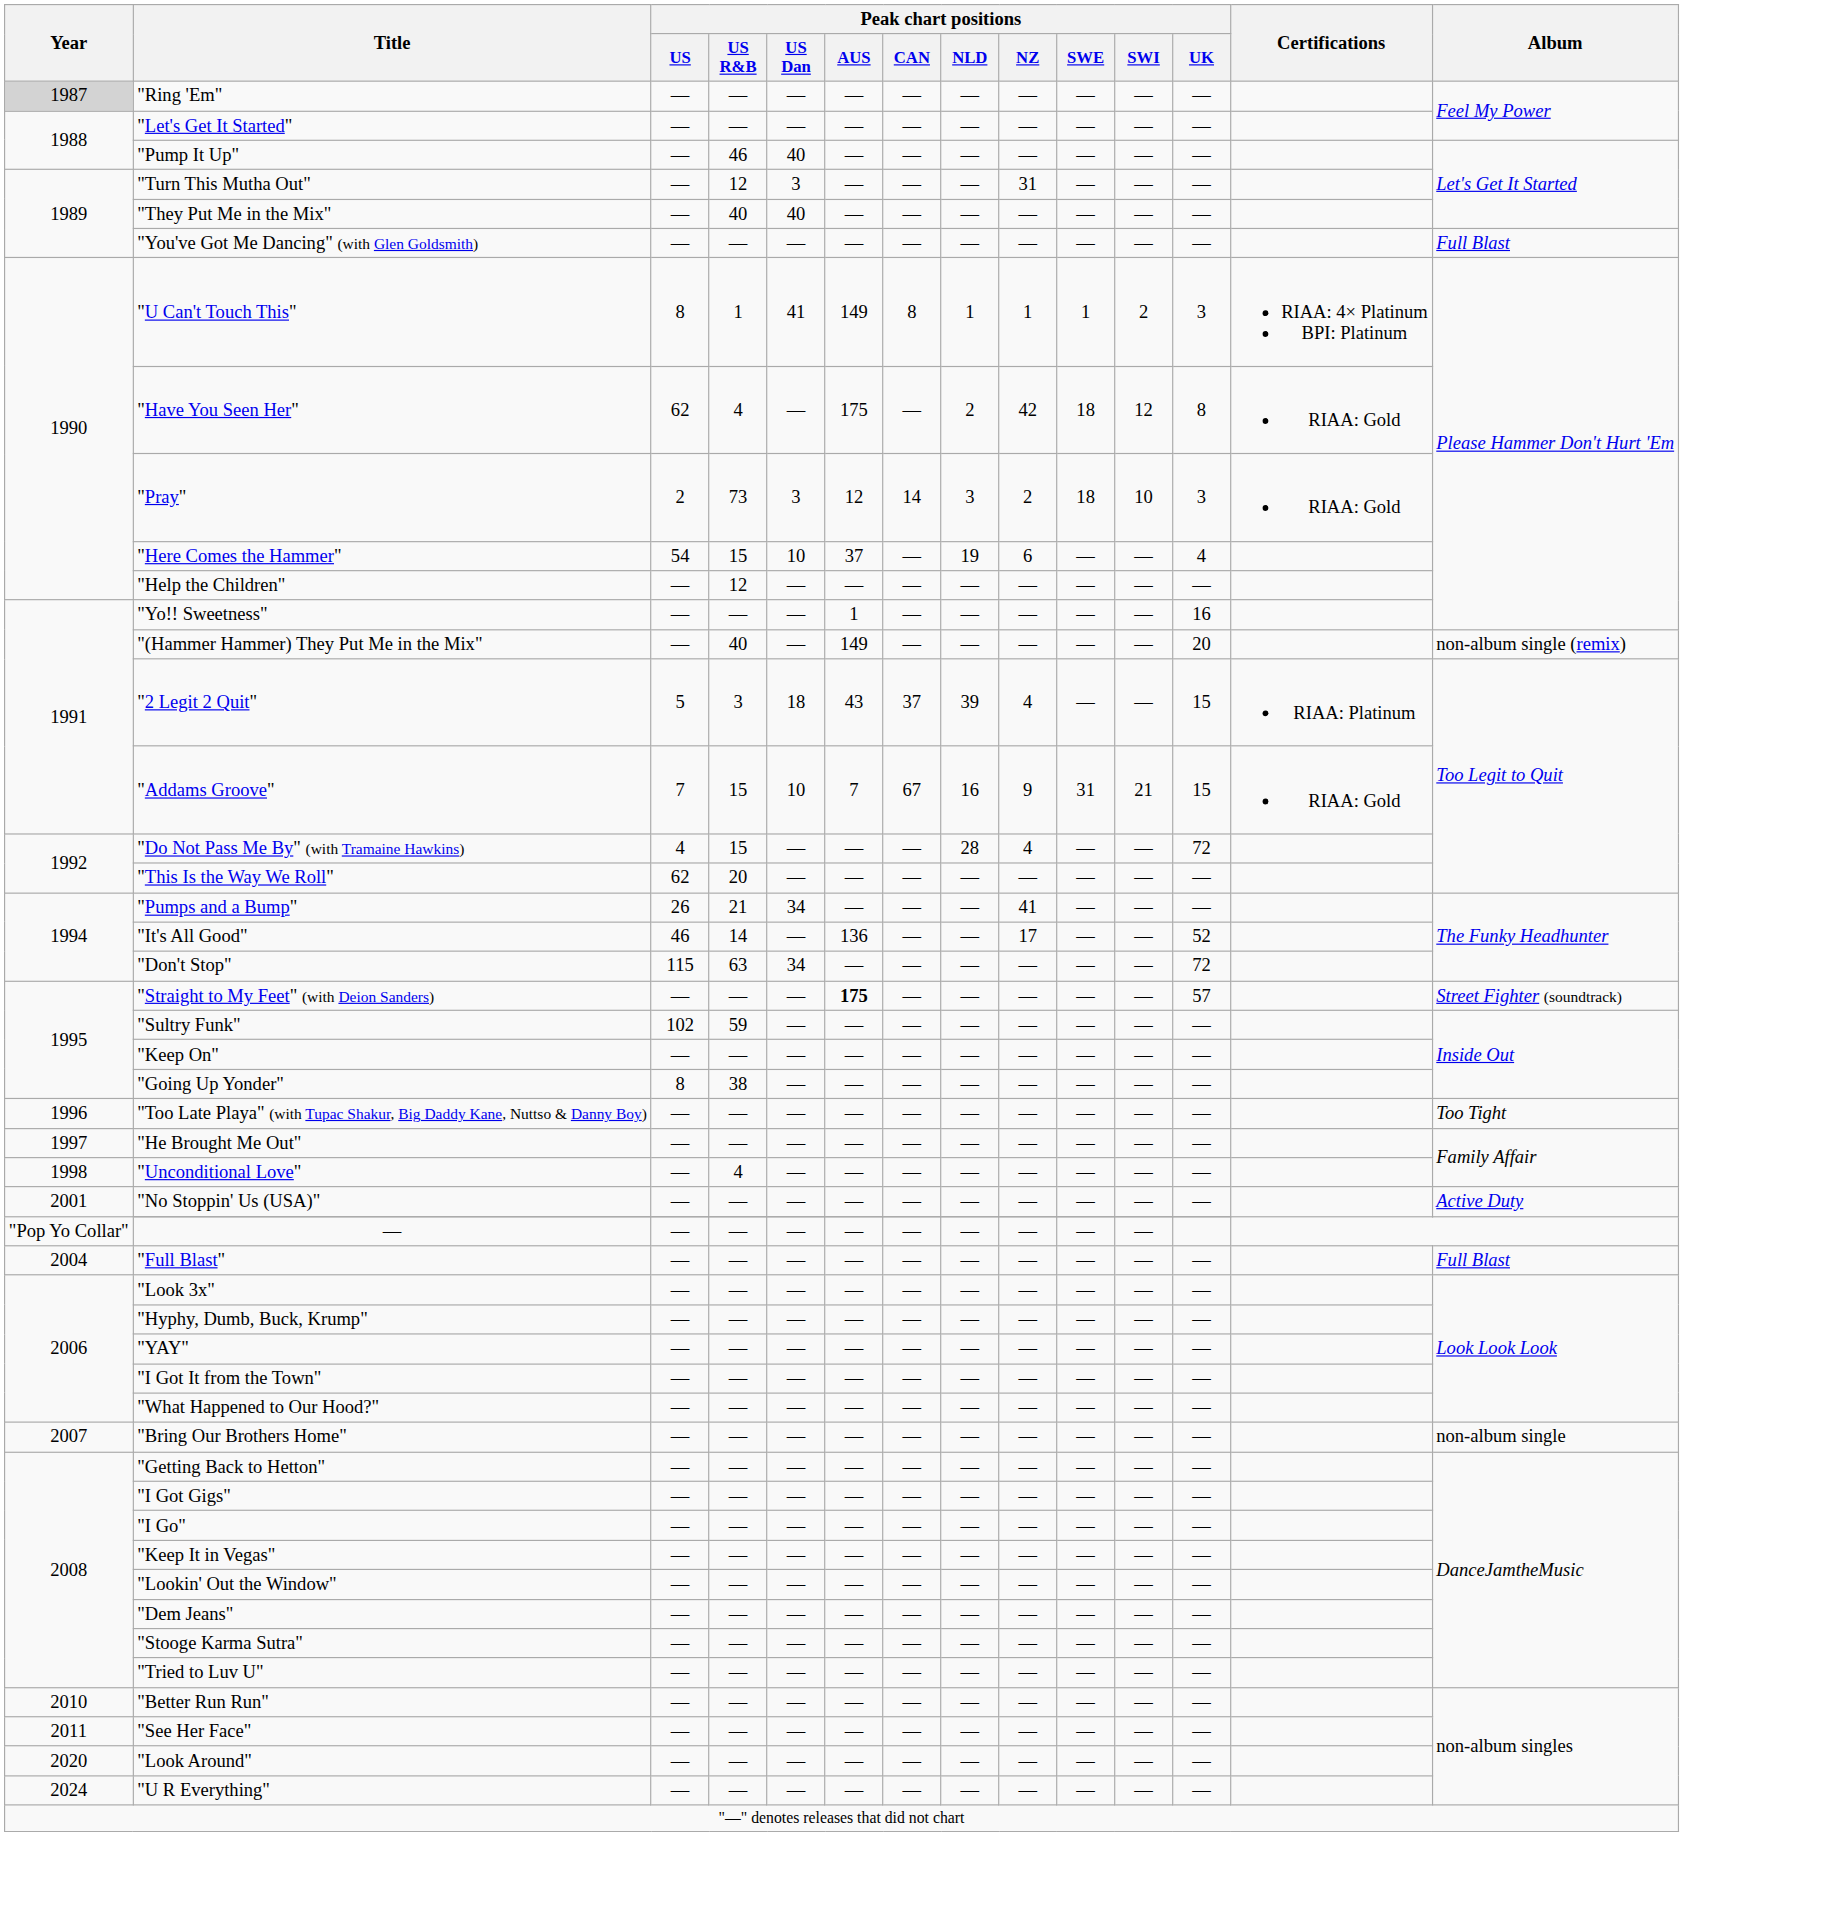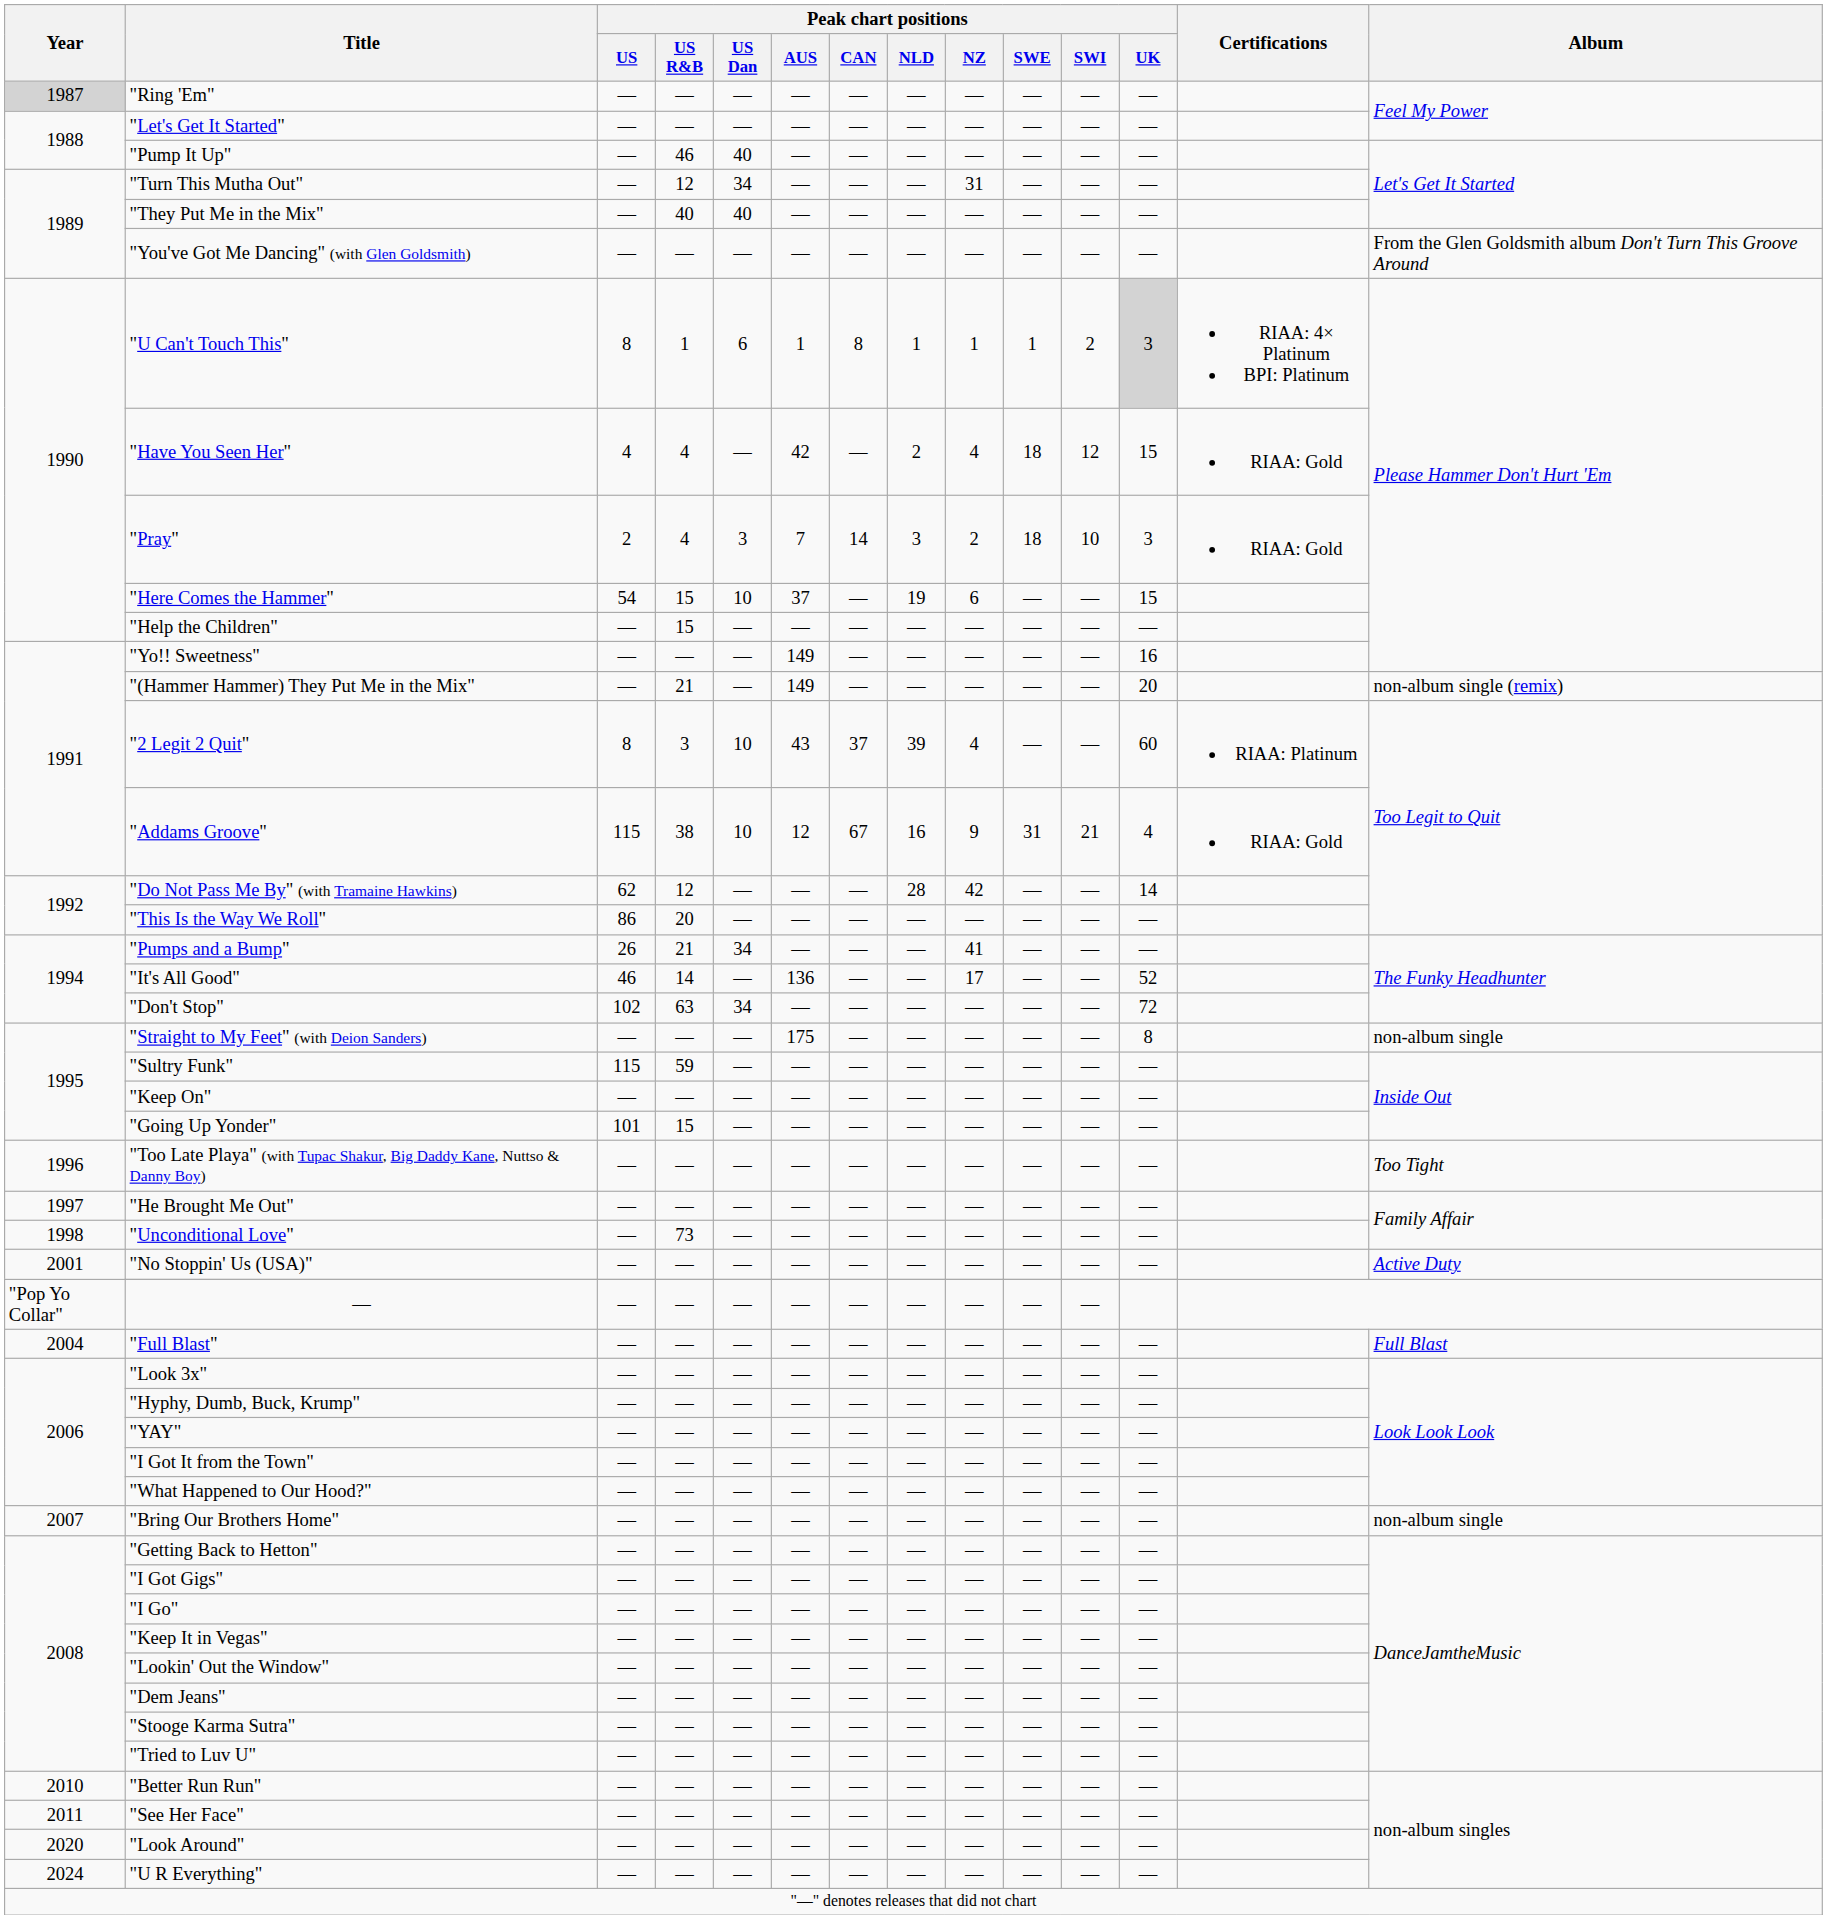(796, 184) 3 -> (743, 184) 34
(1473, 243) Full Blast -> (1586, 253) From the Glen Goldsmith album Don't Turn This Groove Around
(796, 311) 41 -> (743, 343) 6
(854, 311) 149 -> (800, 343) 1
(1202, 311) no background -> (1148, 343) lightgrey background
(680, 409) 62 -> (627, 451) 4
(854, 409) 175 -> (800, 451) 42
(1028, 409) 42 -> (974, 451) 4
(1202, 409) 8 -> (1148, 451) 15
(738, 497) 73 -> (685, 539) 4
(854, 497) 12 -> (800, 539) 7
(1202, 555) 4 -> (1148, 597) 15
(738, 585) 12 -> (685, 626) 15
(854, 614) 1 -> (800, 656) 149
(738, 644) 40 -> (685, 685) 21
(680, 702) 5 -> (627, 744) 8
(796, 702) 18 -> (743, 744) 10
(1202, 702) 15 -> (1148, 744) 60
(680, 789) 7 -> (627, 831) 115
(738, 789) 15 -> (685, 831) 38
(854, 789) 7 -> (800, 831) 12
(1202, 789) 15 -> (1148, 831) 4
(680, 848) 4 -> (627, 890) 62
(738, 848) 15 -> (685, 890) 12
(1028, 848) 4 -> (974, 890) 42
(1202, 848) 72 -> (1148, 890) 14
(680, 877) 62 -> (627, 919) 86
(680, 966) 115 -> (627, 1007) 102
(854, 995) bold -> (800, 1037) normal
(1202, 995) 57 -> (1148, 1037) 8
(1529, 995) Street Fighter (soundtrack) -> (1438, 1037) non-album single
(680, 1024) 102 -> (627, 1066) 115
(680, 1083) 8 -> (627, 1125) 101
(738, 1083) 38 -> (685, 1125) 15
(738, 1172) 4 -> (685, 1234) 73
